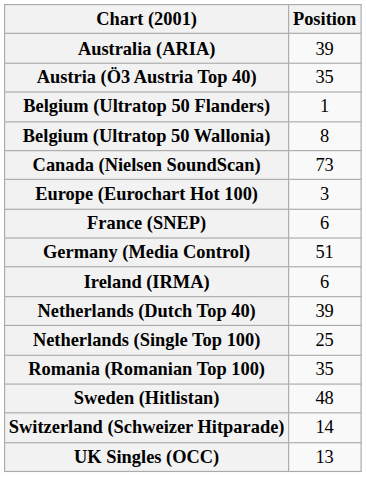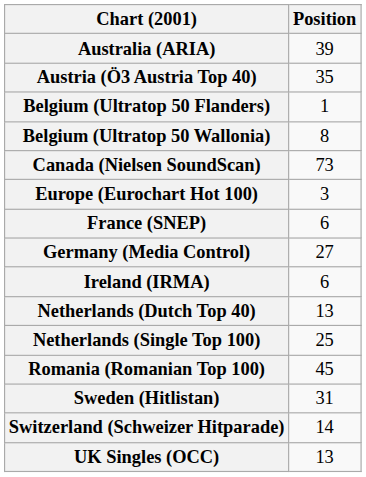(325, 252) 51 -> (325, 252) 27
(325, 310) 39 -> (325, 310) 13
(325, 369) 35 -> (325, 369) 45
(325, 398) 48 -> (325, 398) 31
